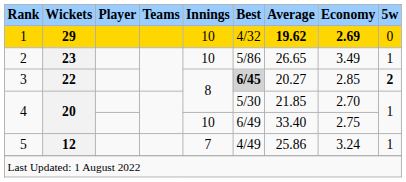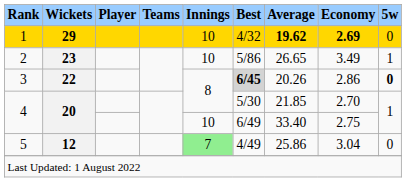(291, 79) 20.27 -> (291, 79) 20.26
(348, 79) 2.85 -> (348, 79) 2.86
(390, 79) 2 -> (390, 79) 0
(208, 144) no background -> (208, 144) lightgreen background
(348, 144) 3.24 -> (348, 144) 3.04
(390, 144) 1 -> (390, 144) 0
